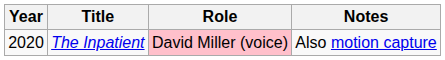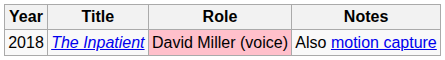(26, 42) 2020 -> (26, 42) 2018
